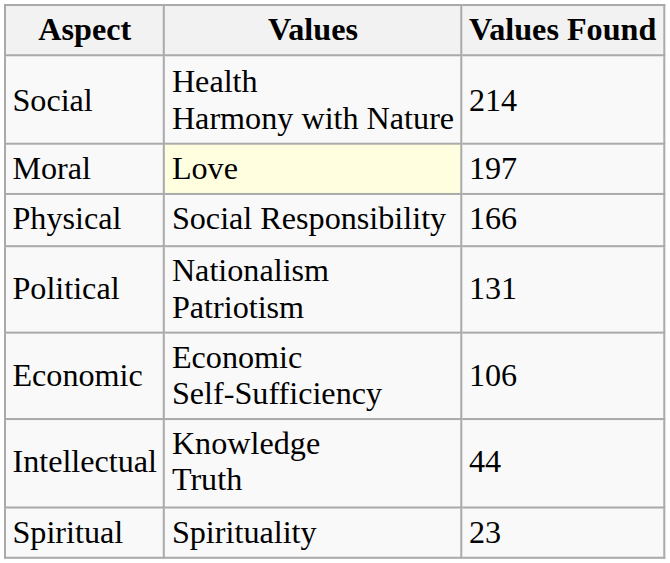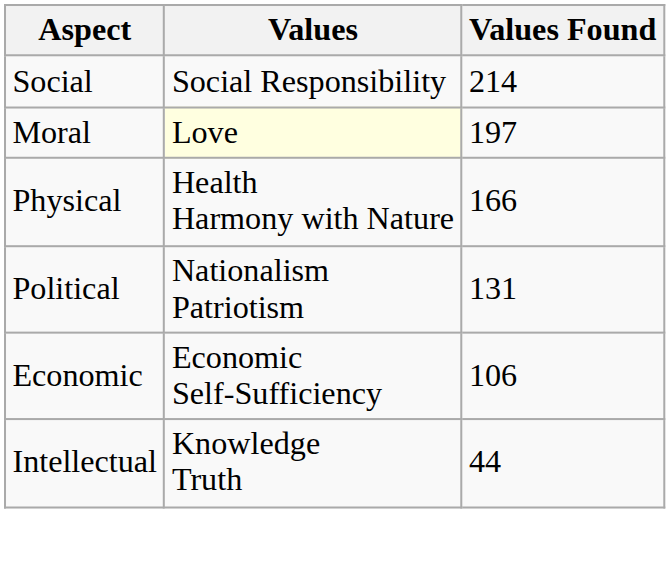(313, 99) Health Harmony with Nature -> (309, 81) Social Responsibility
(309, 219) Social Responsibility -> (313, 201) Health Harmony with Nature
- row: (68, 531)
